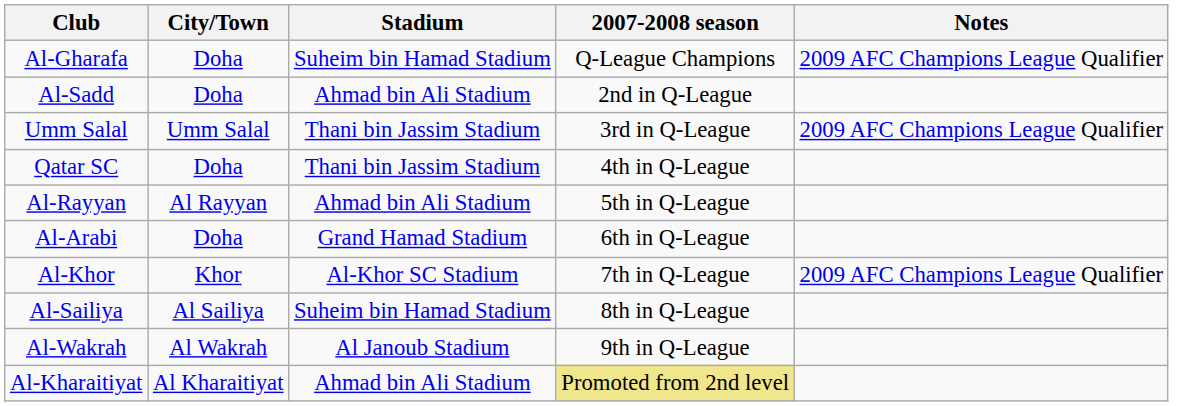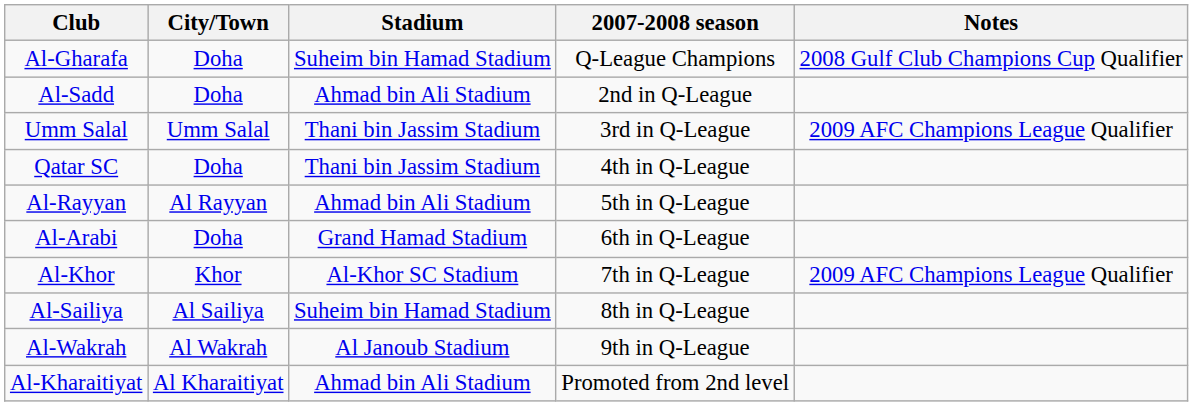(981, 58) 2009 AFC Champions League Qualifier -> (991, 58) 2008 Gulf Club Champions Cup Qualifier
(675, 382) khaki background -> (675, 382) no background
